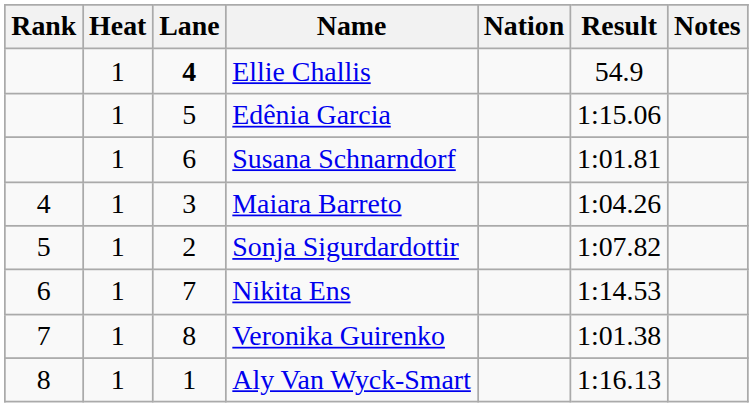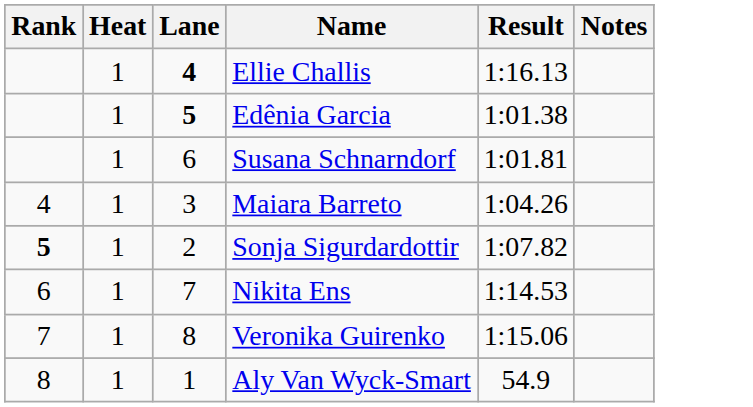- column: (524, 26)
(619, 70) 54.9 -> (526, 70) 1:16.13
(189, 114) normal -> (189, 114) bold
(619, 114) 1:15.06 -> (526, 114) 1:01.38
(44, 247) normal -> (44, 247) bold
(619, 335) 1:01.38 -> (526, 335) 1:15.06
(619, 379) 1:16.13 -> (526, 379) 54.9
